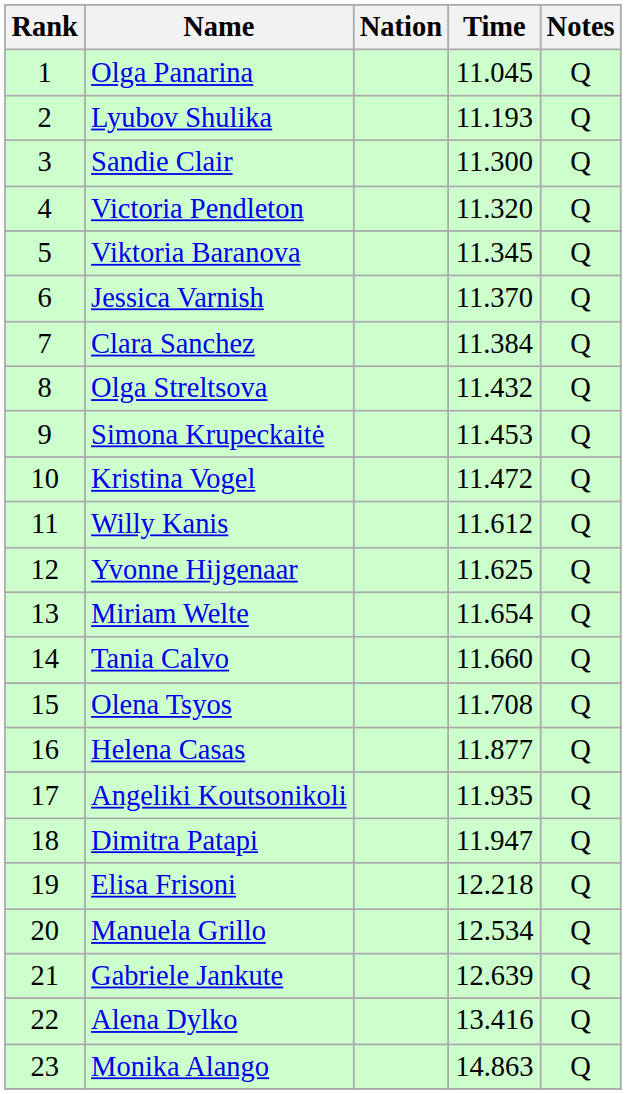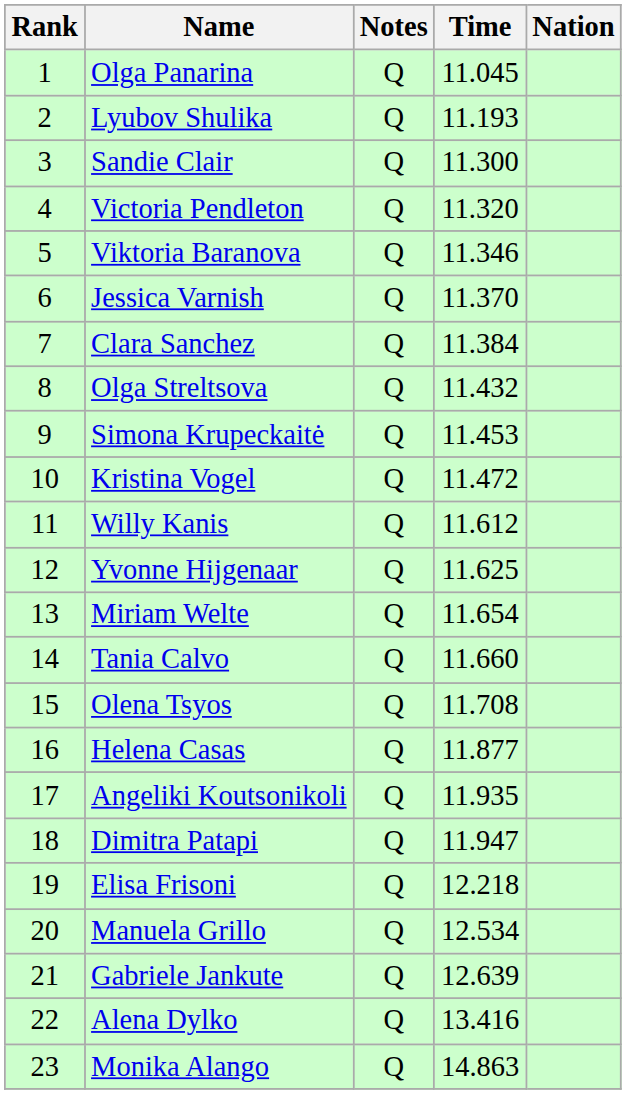columns swapped: (401, 27) <-> (581, 27)
(494, 252) 11.345 -> (480, 252) 11.346
